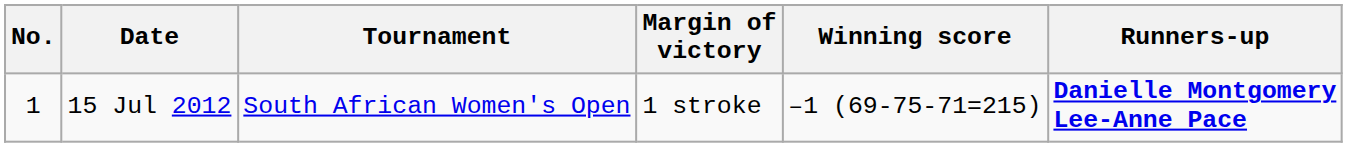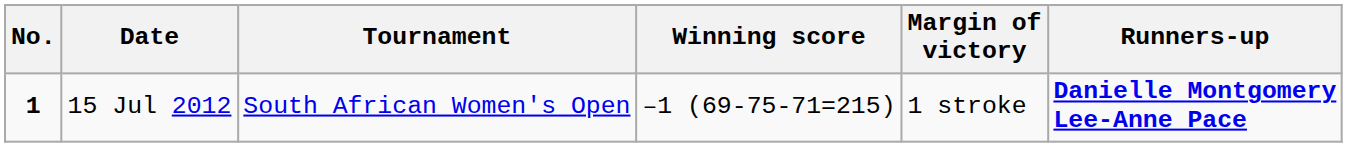columns swapped: (915, 39) <-> (709, 39)
(33, 108) normal -> (33, 108) bold
